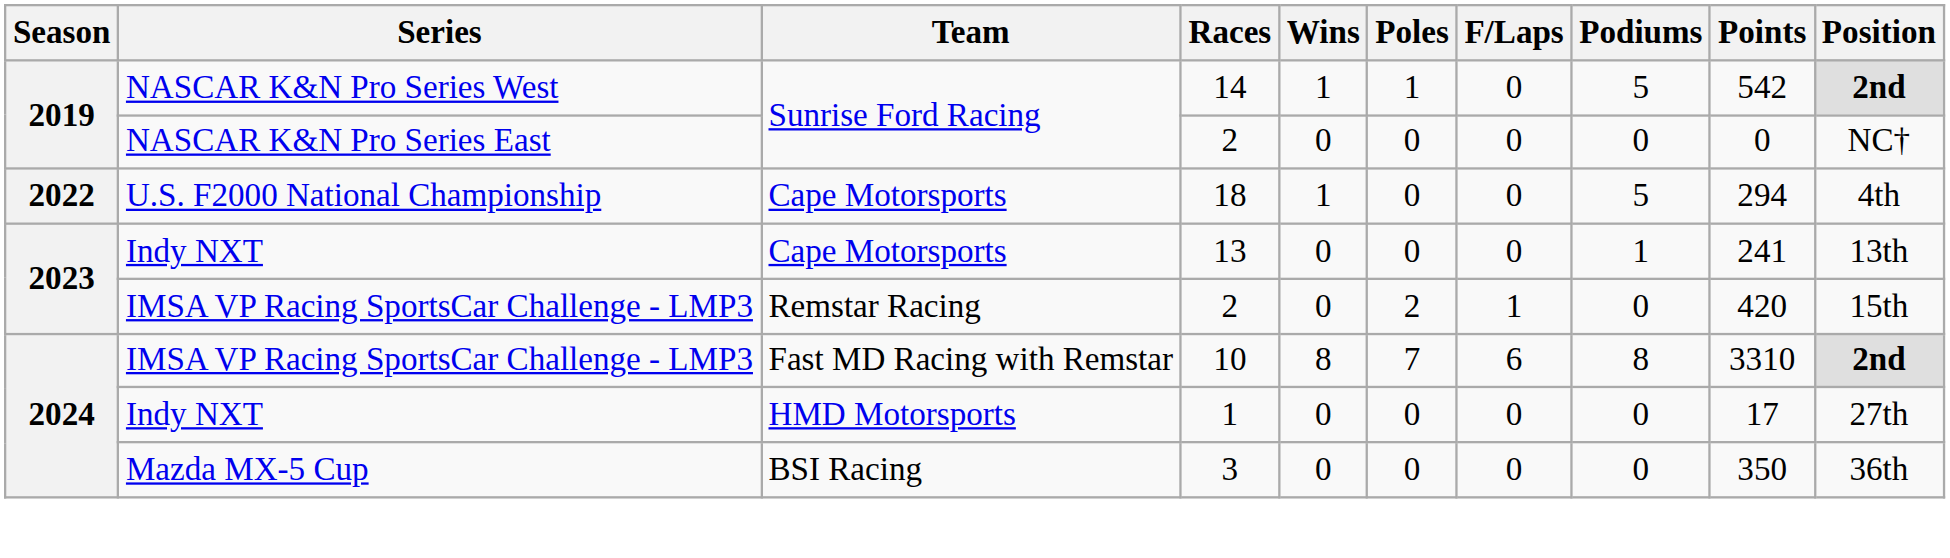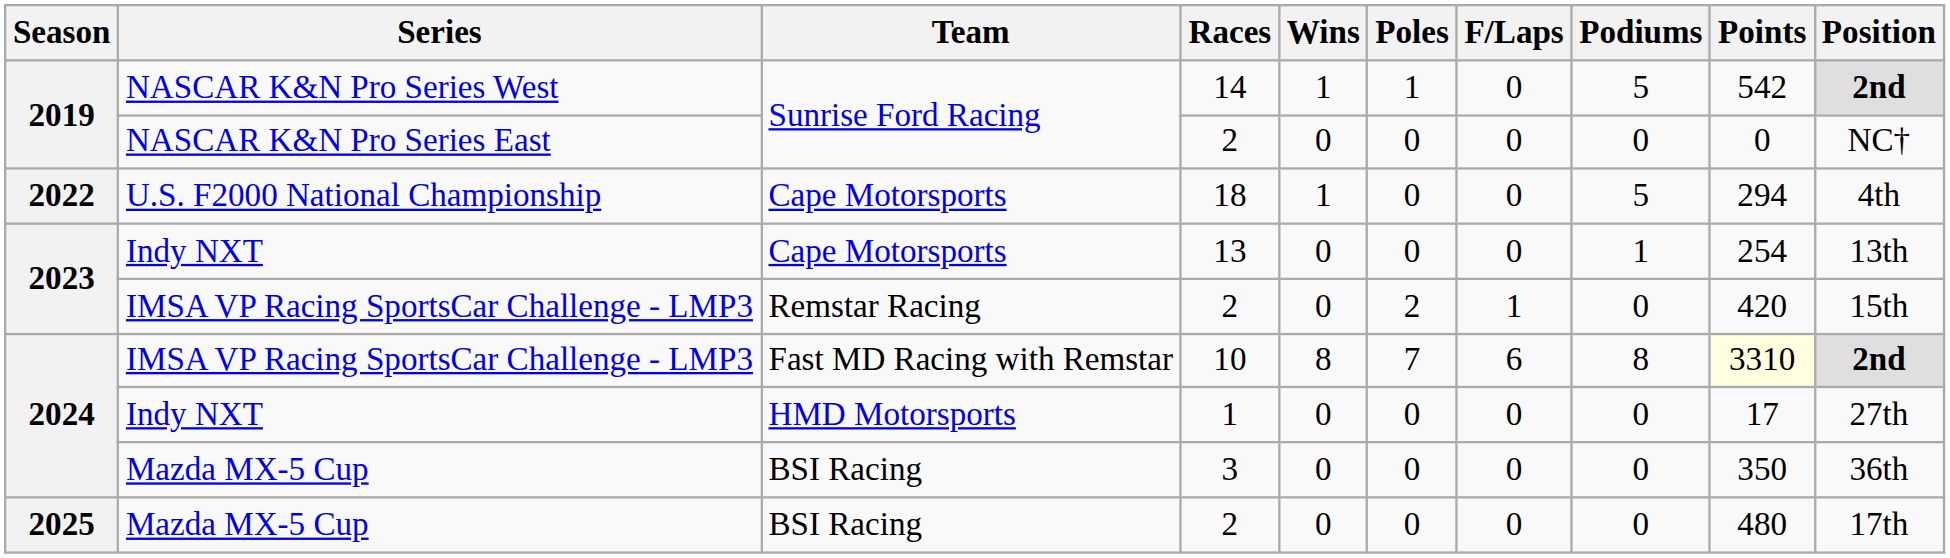(1762, 250) 241 -> (1762, 250) 254
(1762, 359) no background -> (1762, 359) lightyellow background
+ row: (247, 523)
